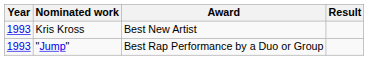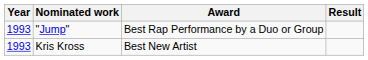rows swapped: (60, 30) <-> (53, 47)
